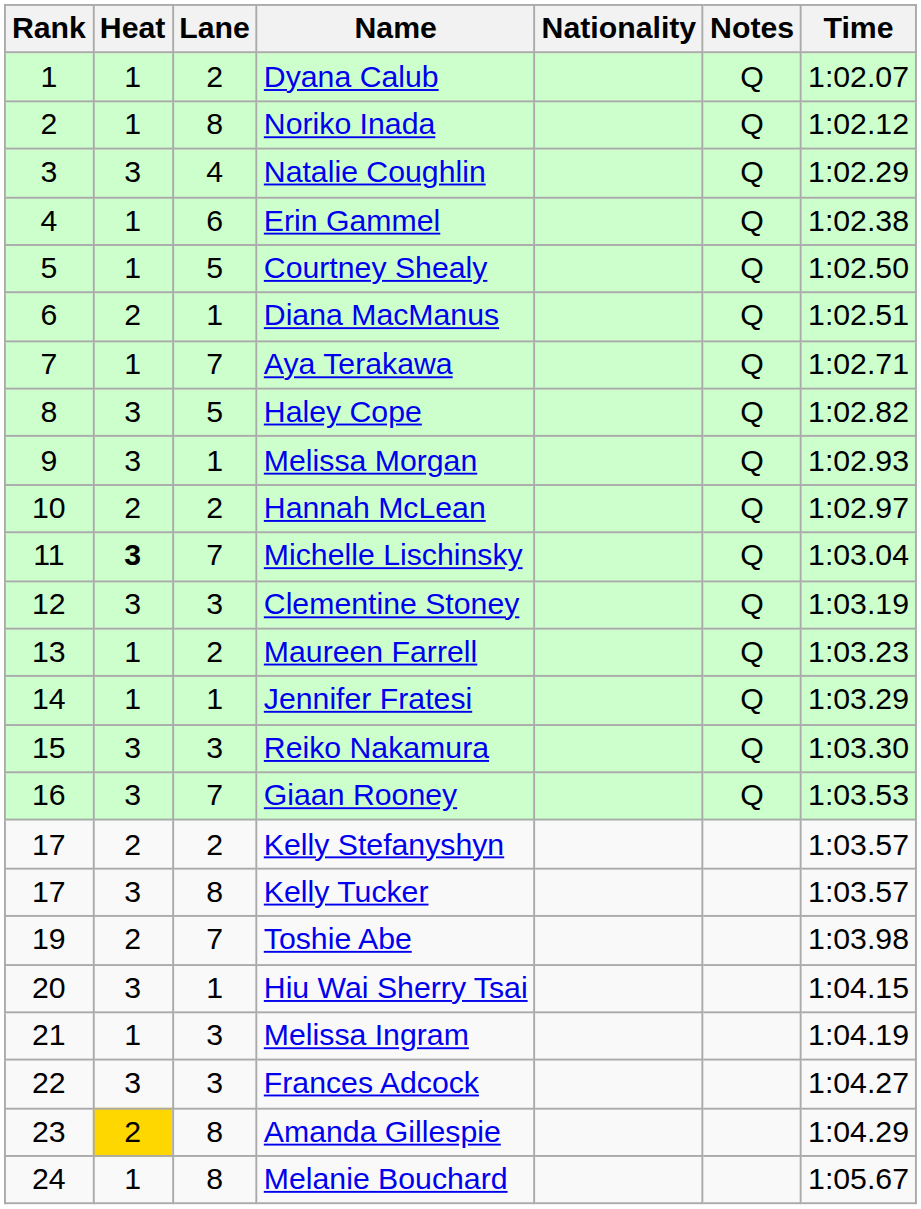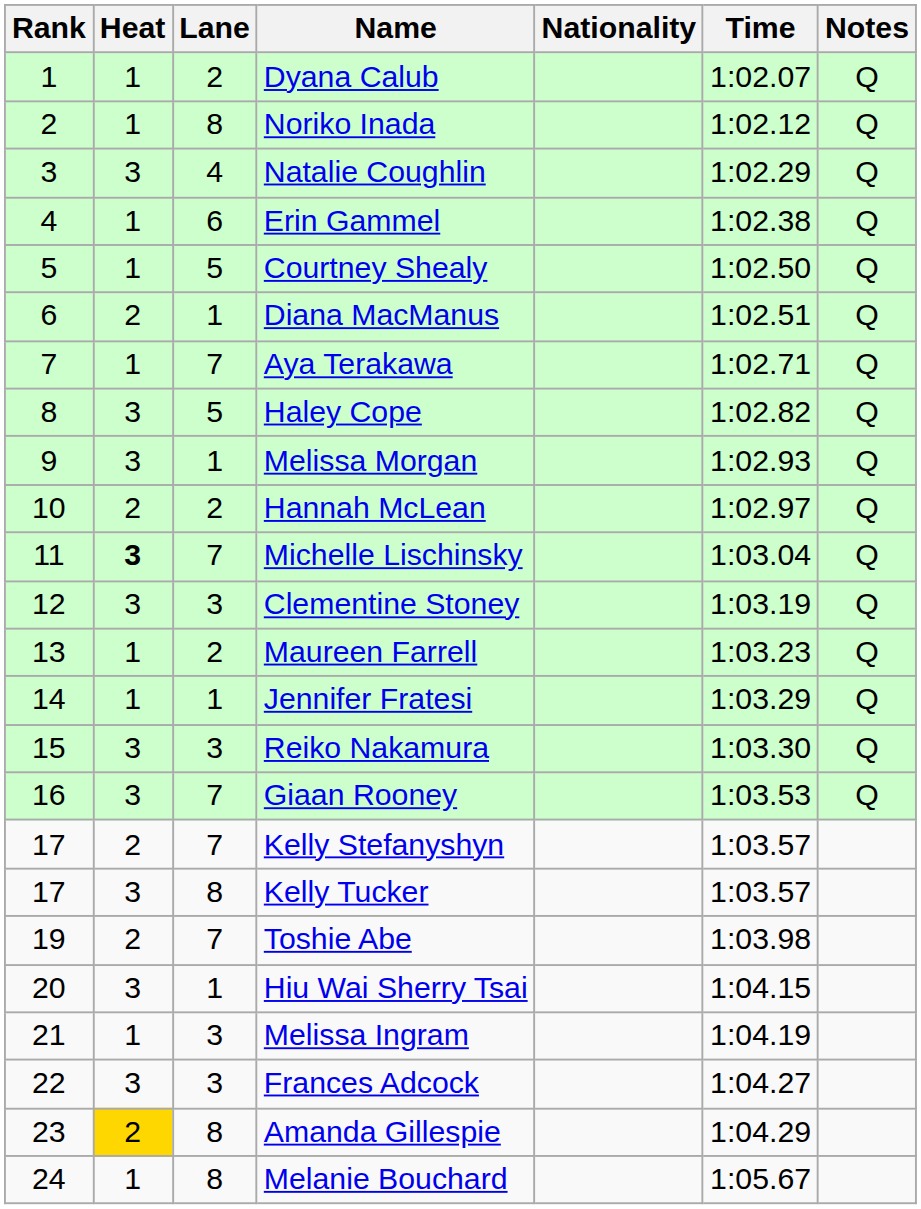columns swapped: (859, 28) <-> (752, 28)
(215, 843) 2 -> (215, 843) 7
